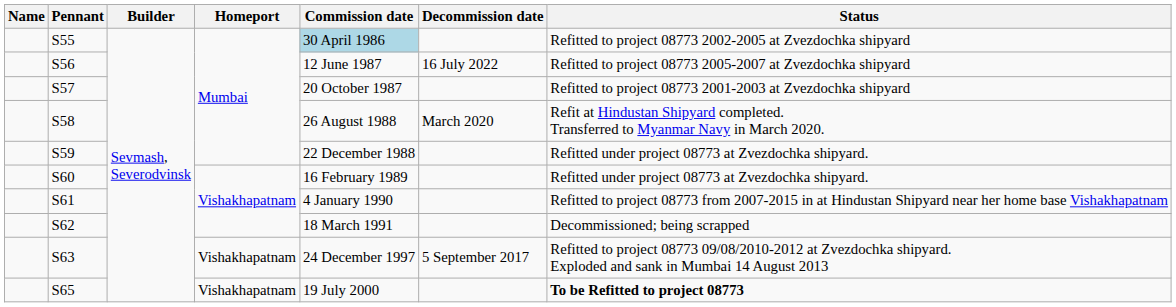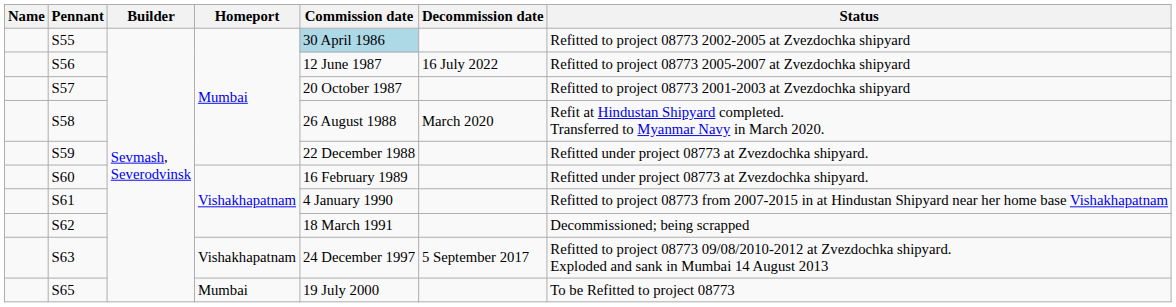(247, 289) Vishakhapatnam -> (223, 289) Mumbai
(647, 289) bold -> (643, 289) normal
